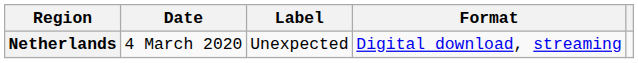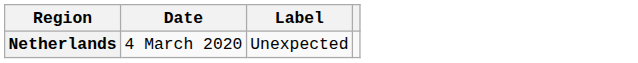- column: (489, 18)
